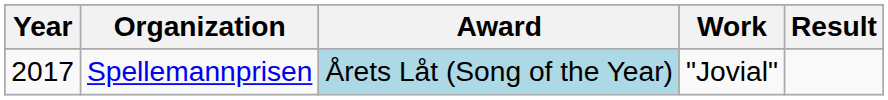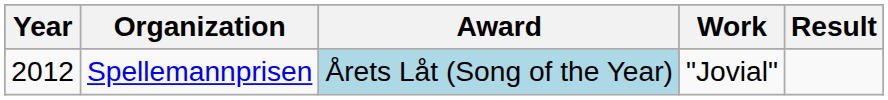(43, 71) 2017 -> (43, 71) 2012
